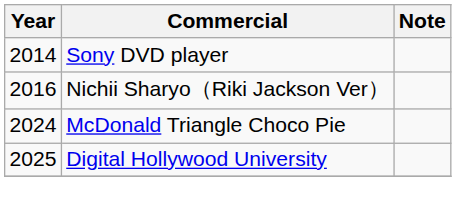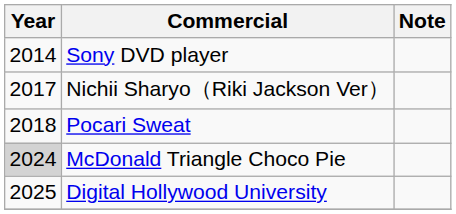(33, 90) 2016 -> (33, 90) 2017
+ row: (128, 125)
(33, 125) no background -> (33, 159) lightgrey background
